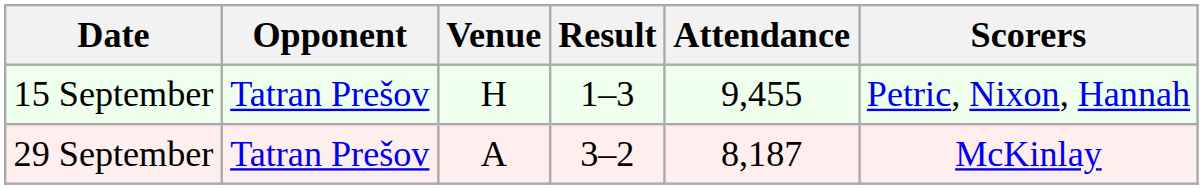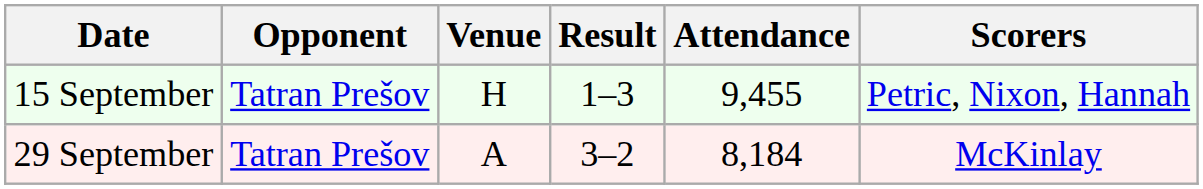(762, 153) 8,187 -> (762, 153) 8,184
